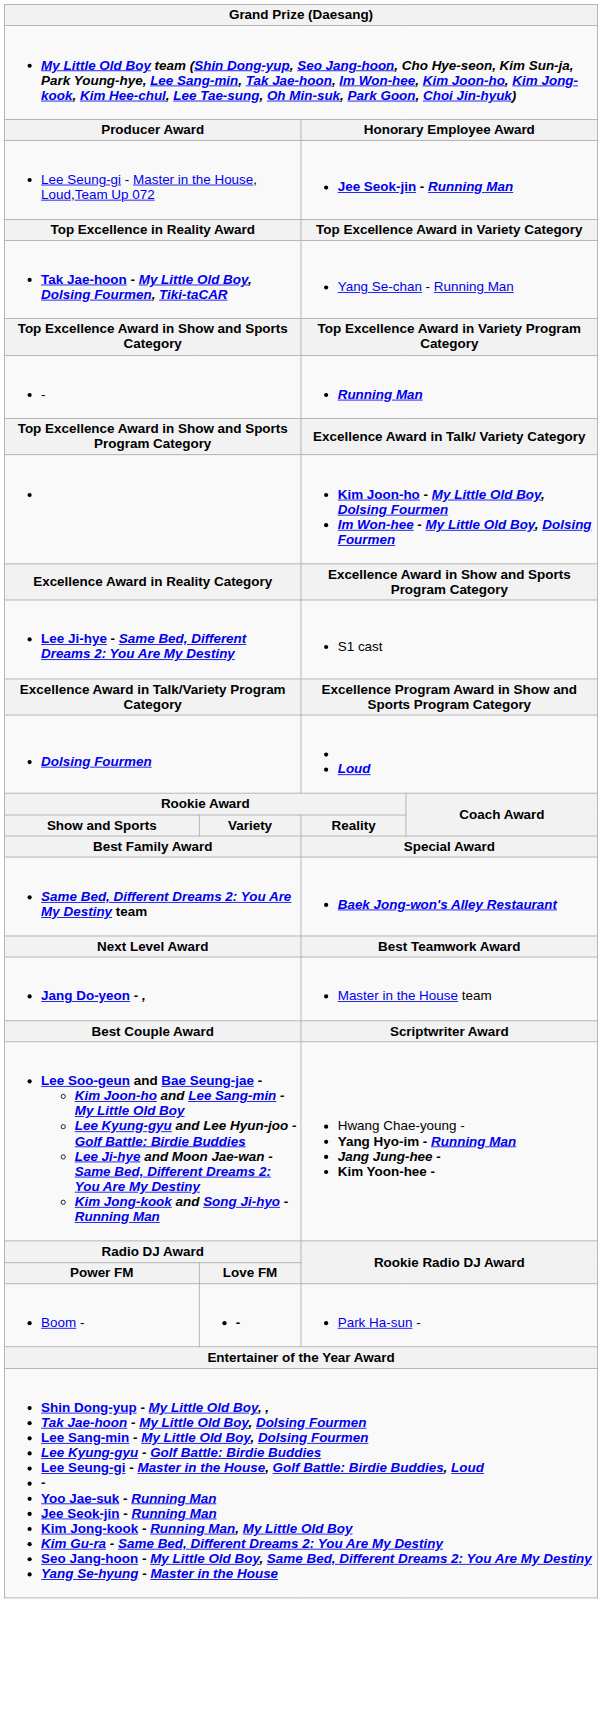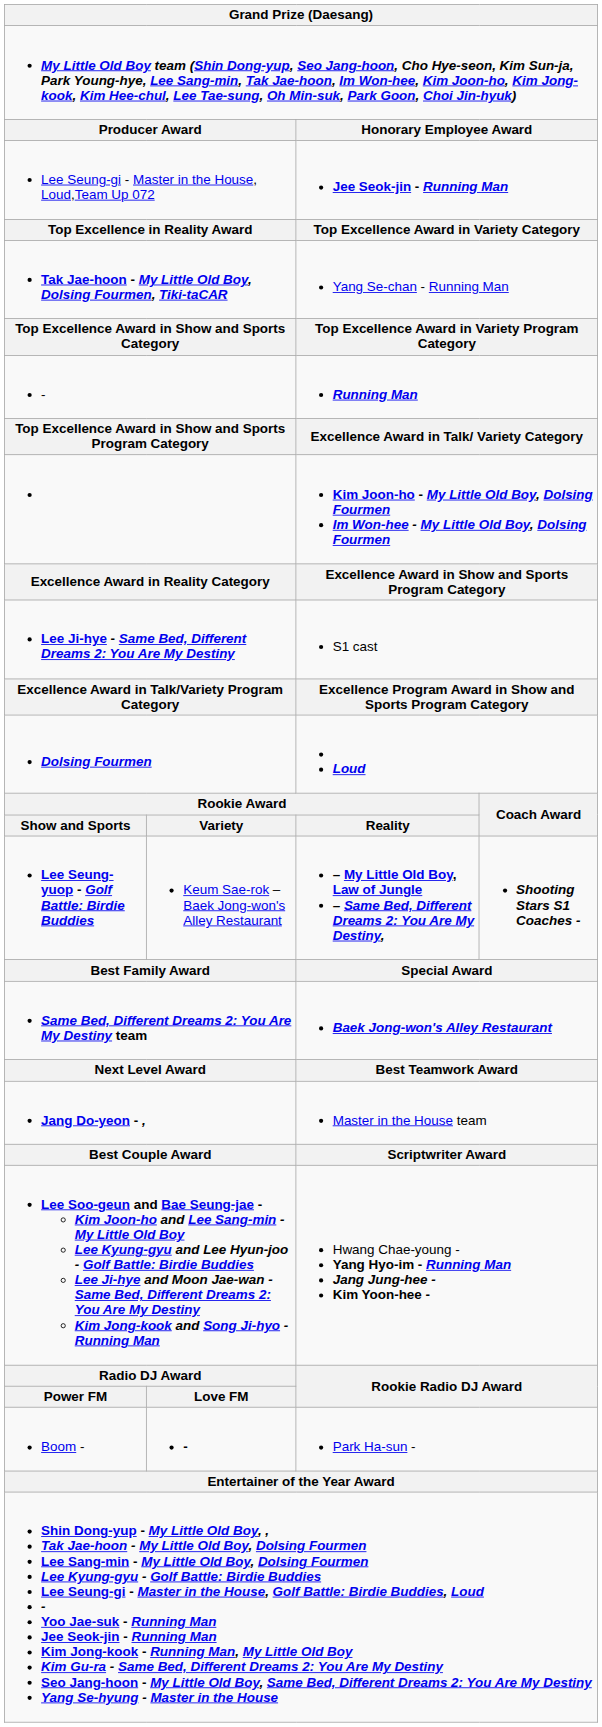+ row: (75, 898)
